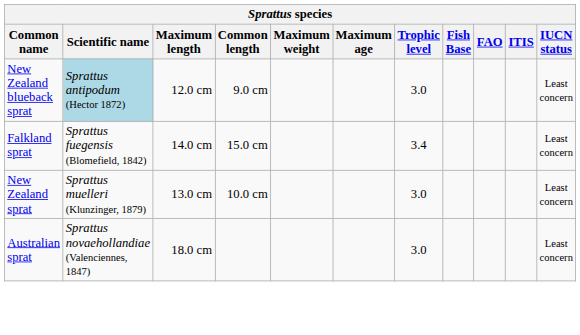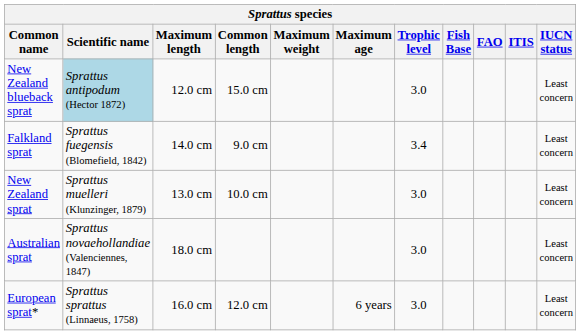(251, 90) 9.0 cm -> (247, 90) 15.0 cm
(247, 145) 15.0 cm -> (251, 145) 9.0 cm
+ row: (32, 305)
